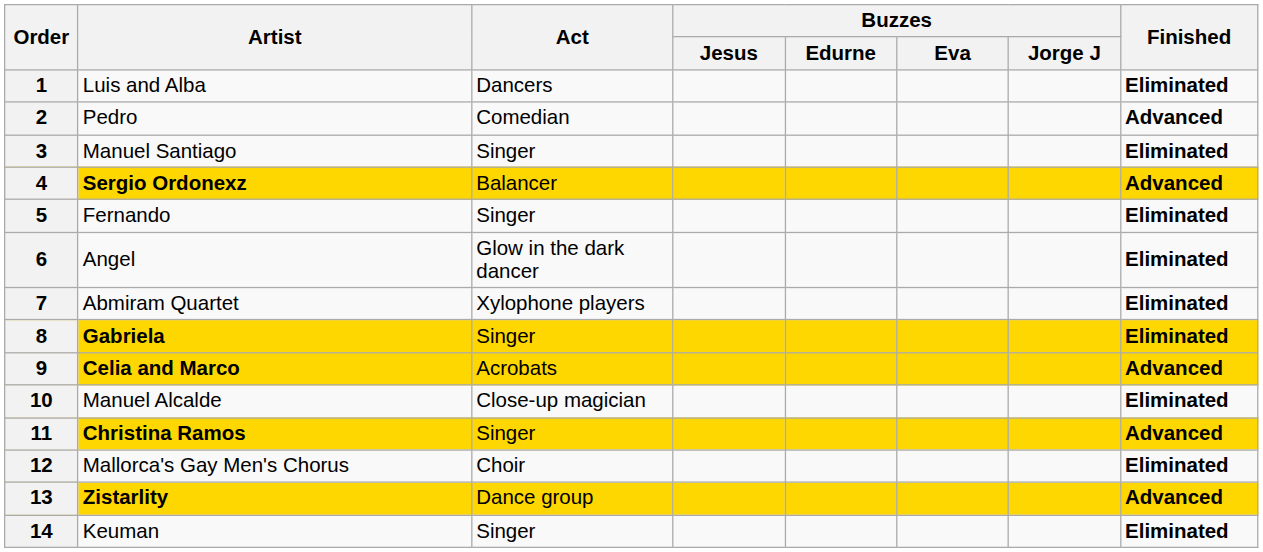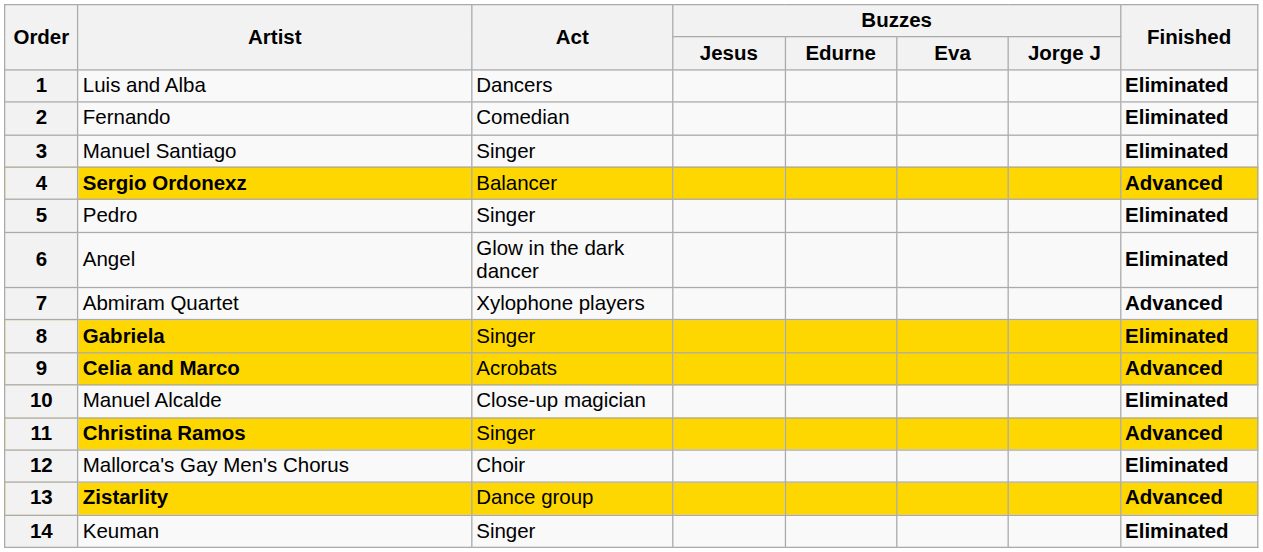(110, 118) Pedro -> (127, 118) Fernando
(1174, 118) Advanced -> (1177, 118) Eliminated
(127, 215) Fernando -> (110, 215) Pedro
(1177, 303) Eliminated -> (1174, 303) Advanced
